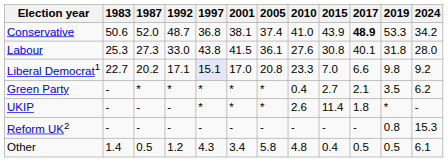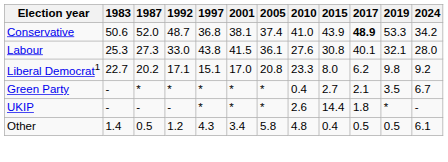(395, 50) 31.8 -> (395, 50) 32.1
(209, 69) lavender background -> (209, 69) no background
(330, 69) 7.0 -> (330, 69) 8.0
(361, 69) 6.6 -> (361, 69) 6.2
(423, 89) 6.2 -> (423, 89) 6.7
(333, 108) 11.4 -> (333, 108) 14.4
- row: (38, 127)
